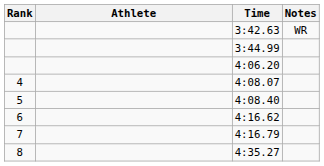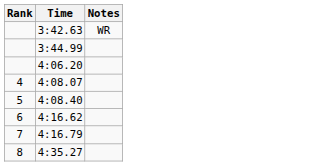- column: (134, 13)
